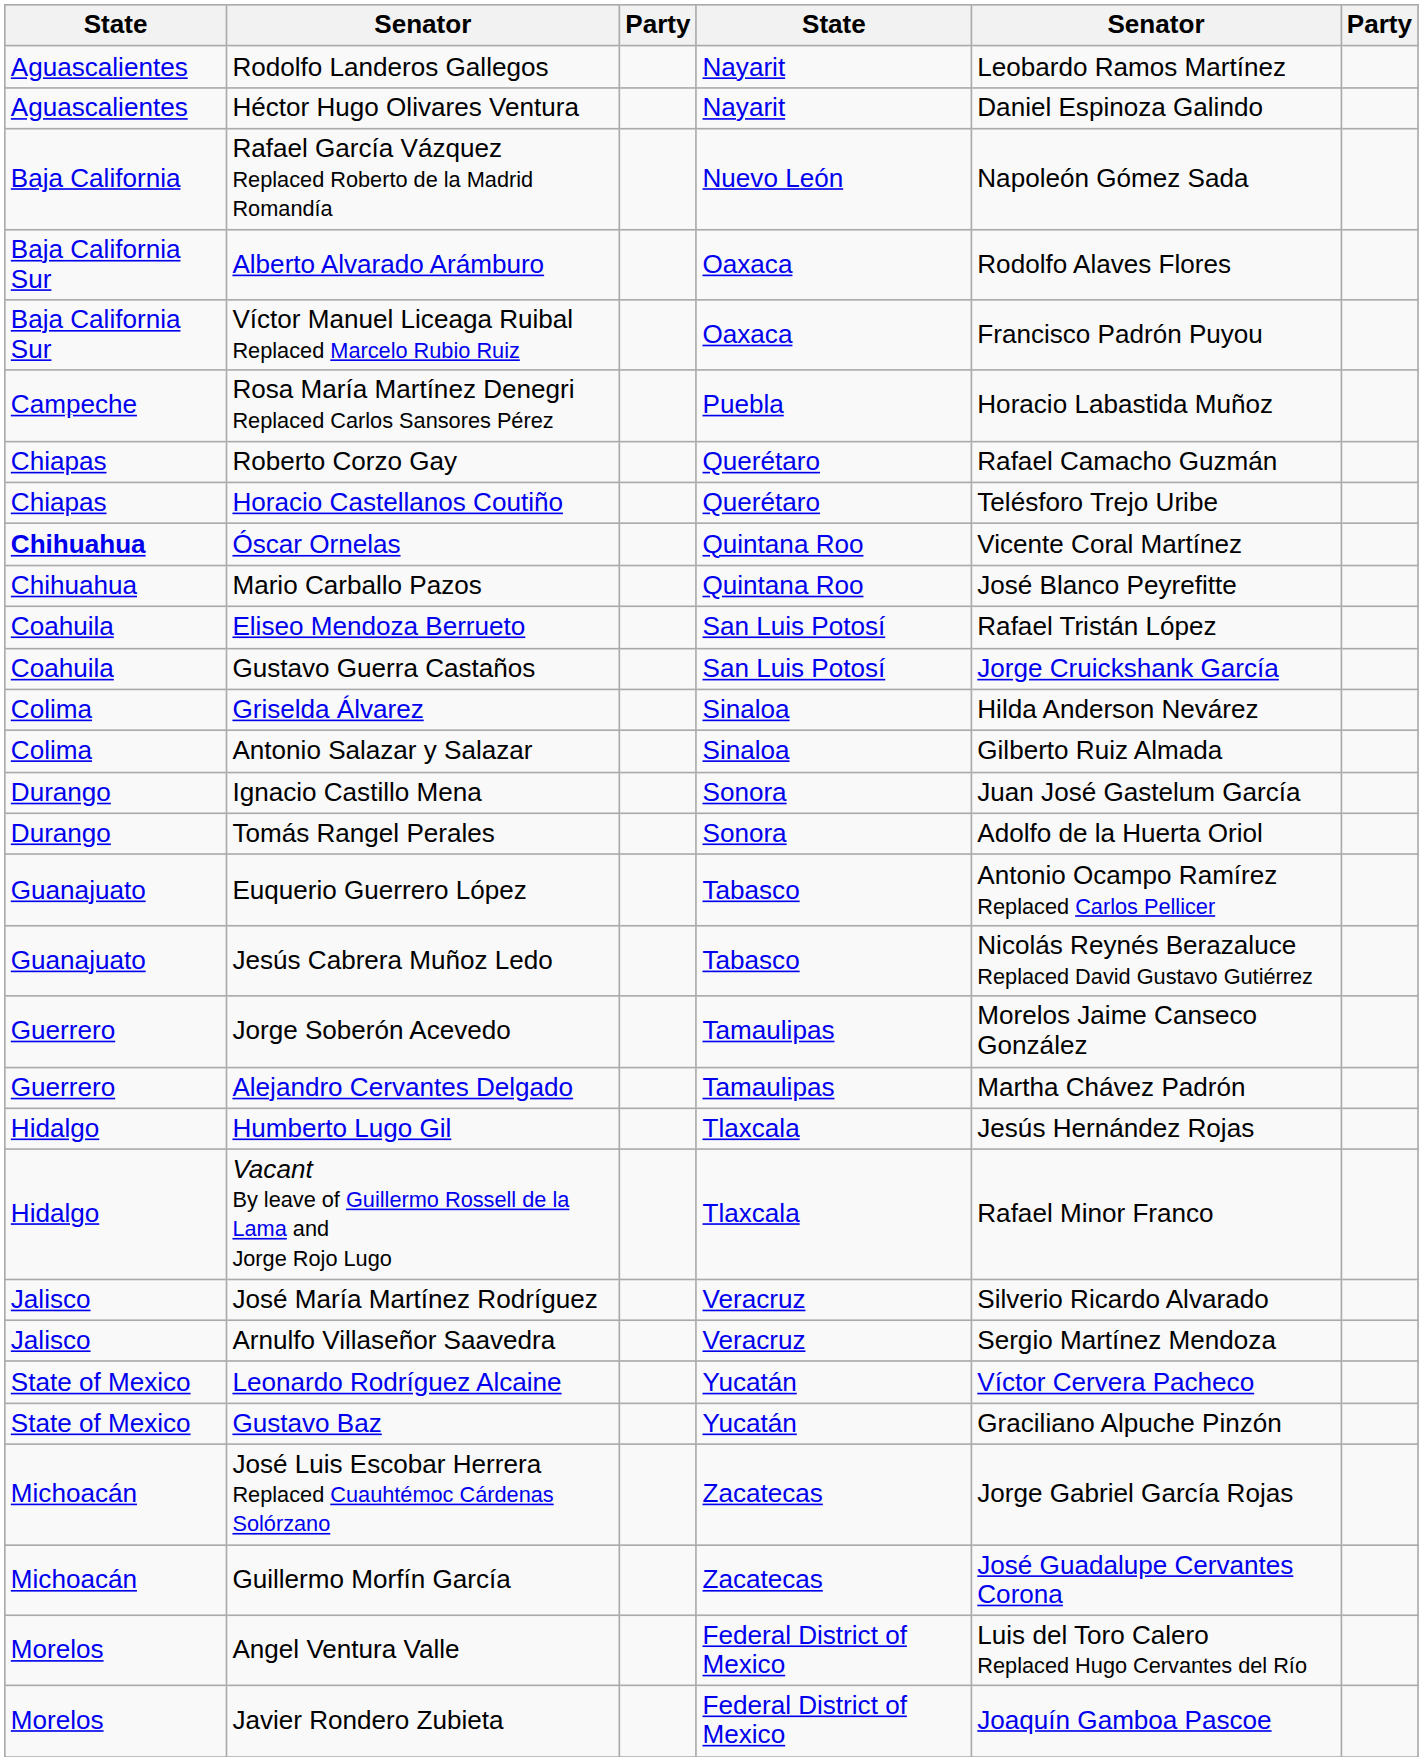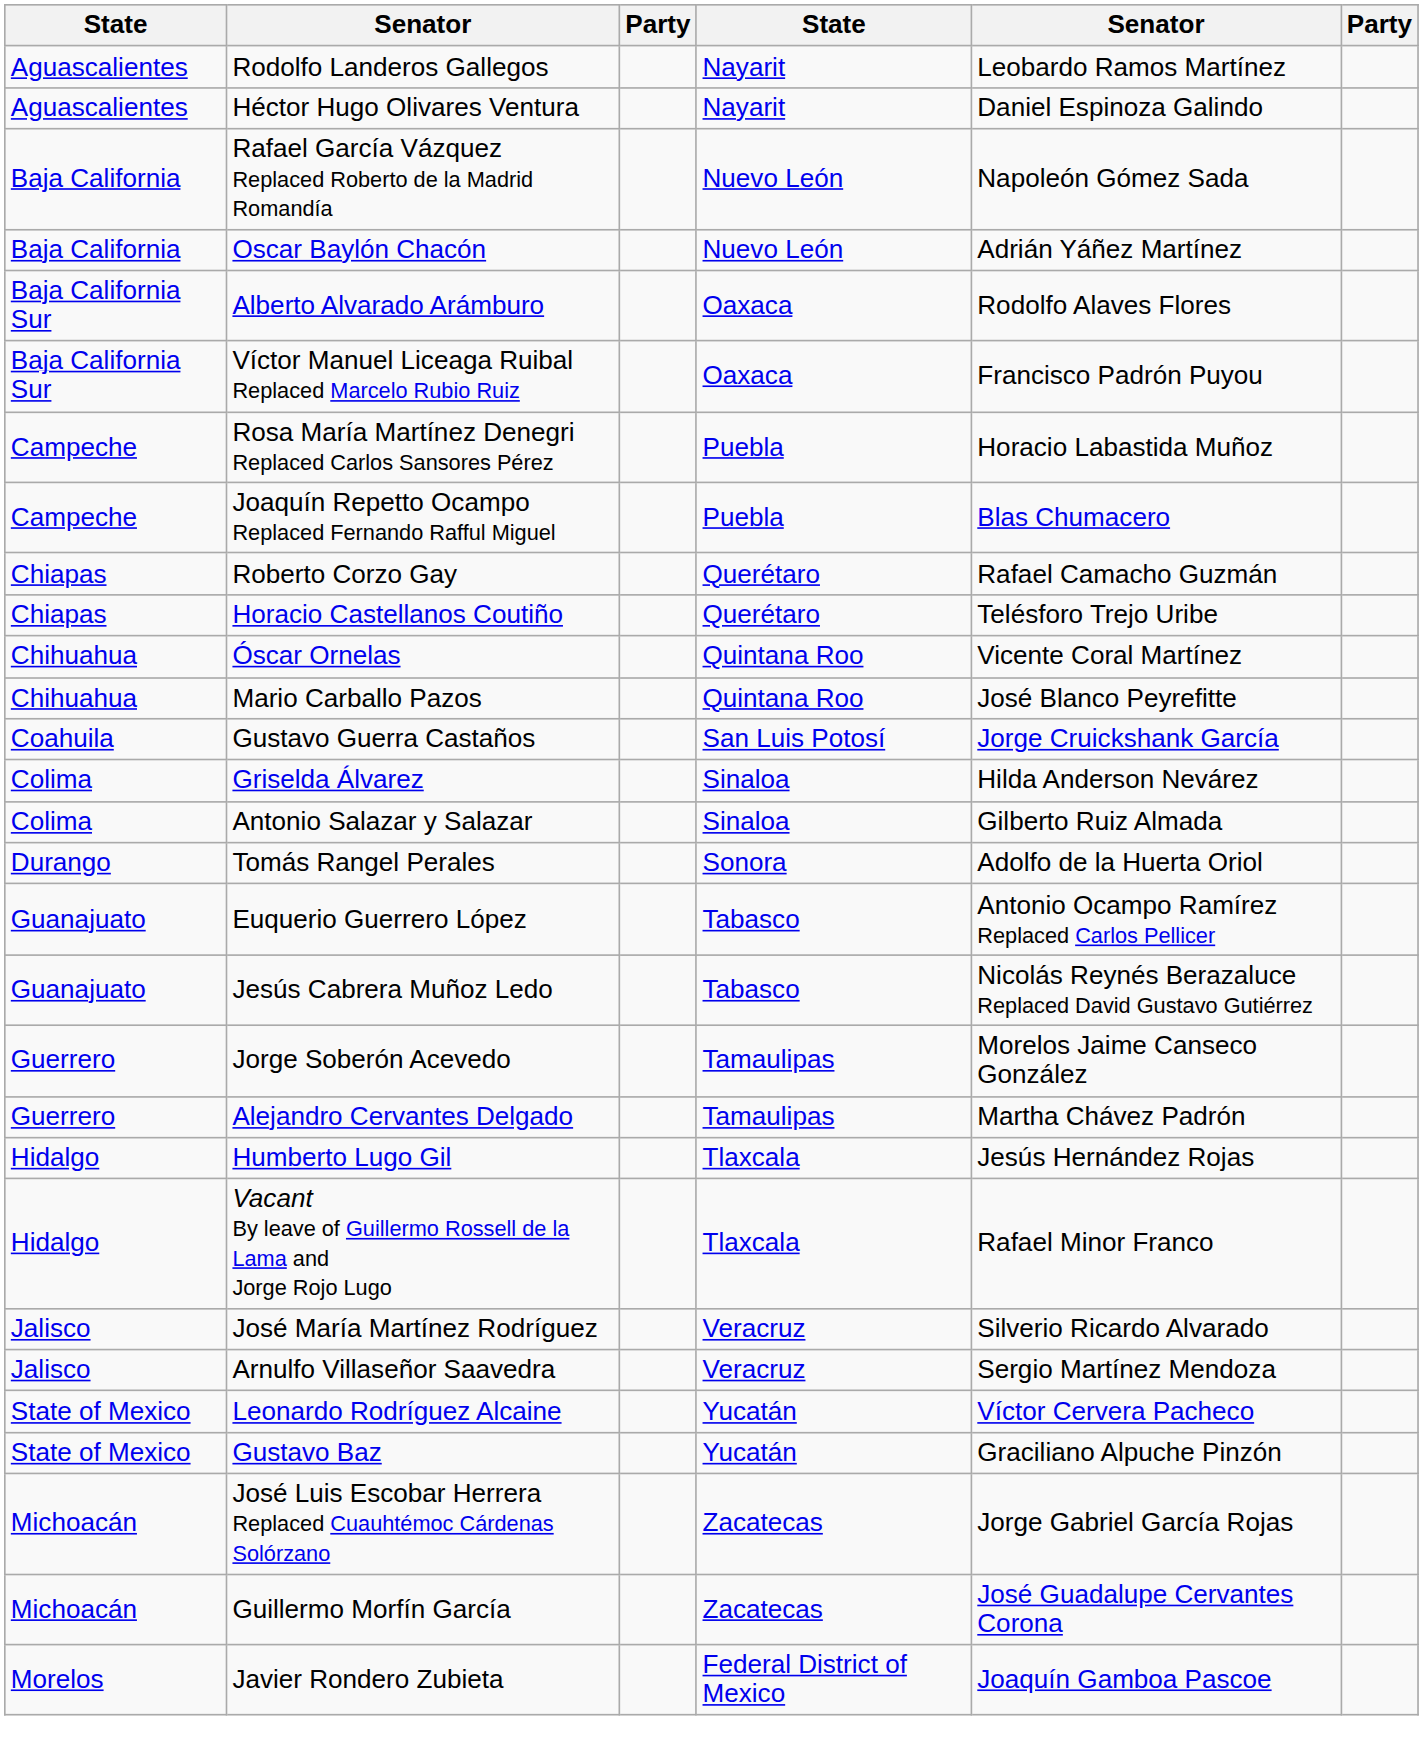+ row: (359, 249)
+ row: (394, 517)
(78, 544) bold -> (74, 656) normal
- row: (379, 626)
- row: (357, 792)
- row: (346, 1650)
